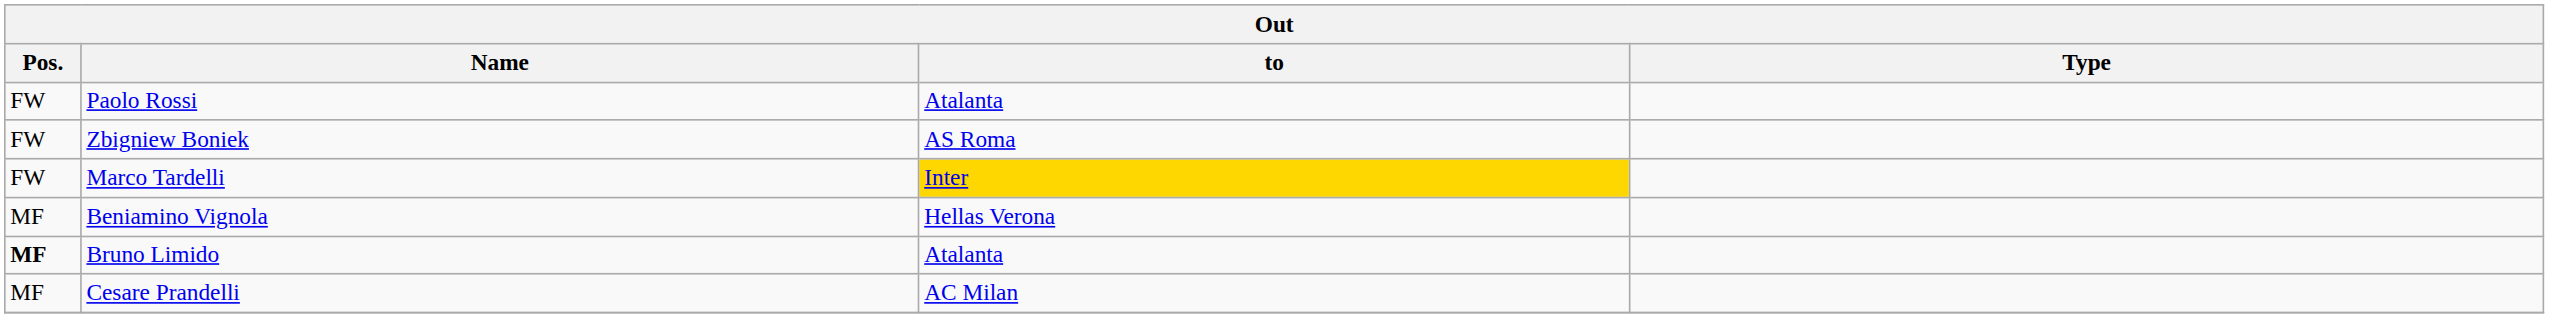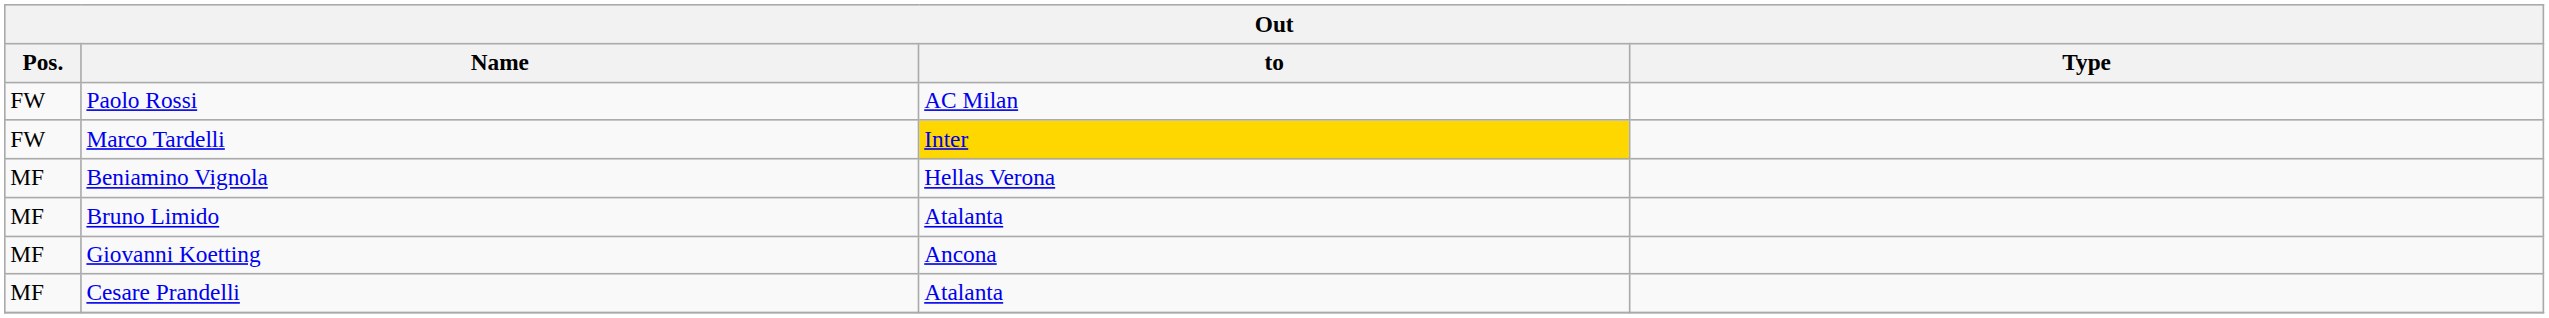(964, 101) Atalanta -> (971, 101) AC Milan
- row: (168, 139)
(28, 254) bold -> (27, 216) normal
+ row: (174, 254)
(971, 293) AC Milan -> (964, 293) Atalanta
